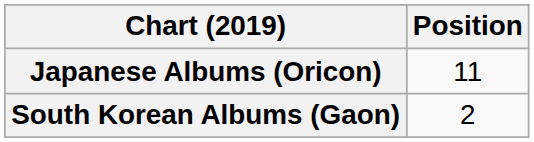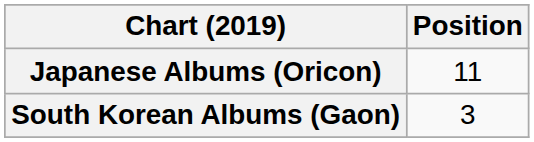(468, 114) 2 -> (468, 114) 3
